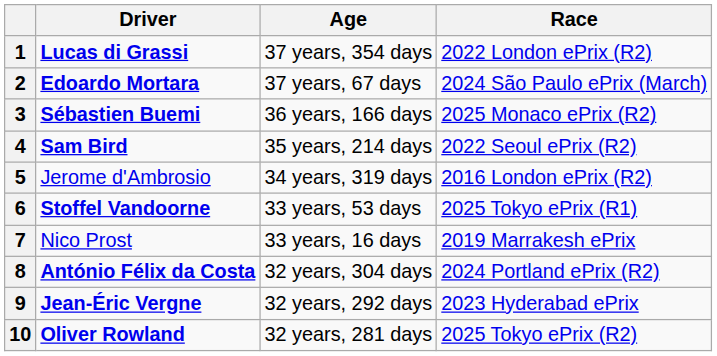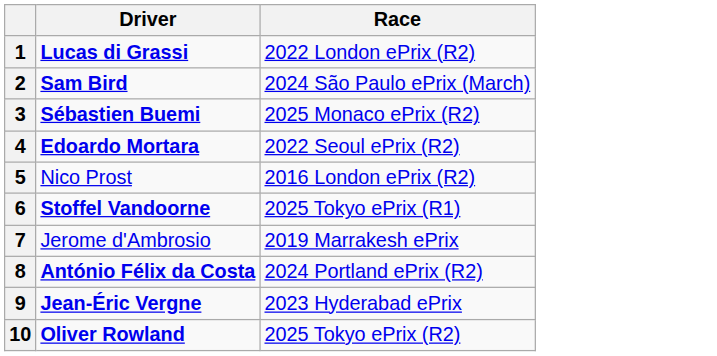- column: (348, 20)
(120, 83) Edoardo Mortara -> (84, 83) Sam Bird
(84, 146) Sam Bird -> (120, 146) Edoardo Mortara
(126, 177) Jerome d'Ambrosio -> (86, 177) Nico Prost
(86, 240) Nico Prost -> (126, 240) Jerome d'Ambrosio
